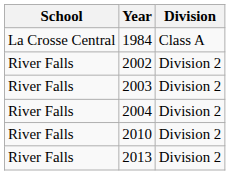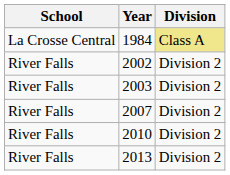(182, 39) no background -> (182, 39) khaki background
- row: (137, 110)
+ row: (137, 110)
